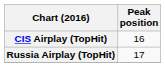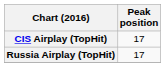(139, 39) 16 -> (139, 39) 17
